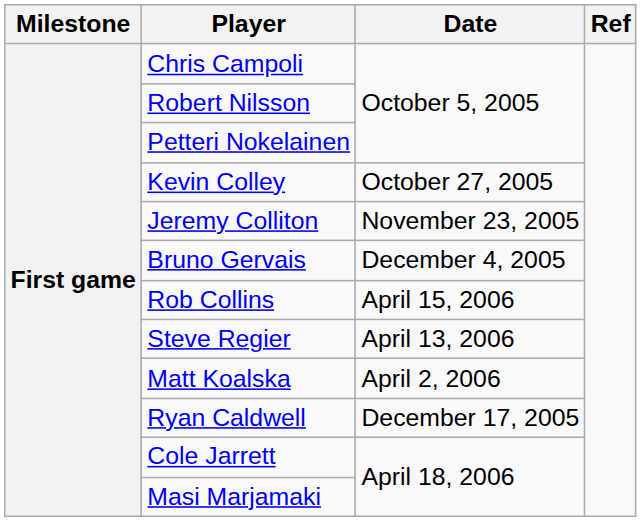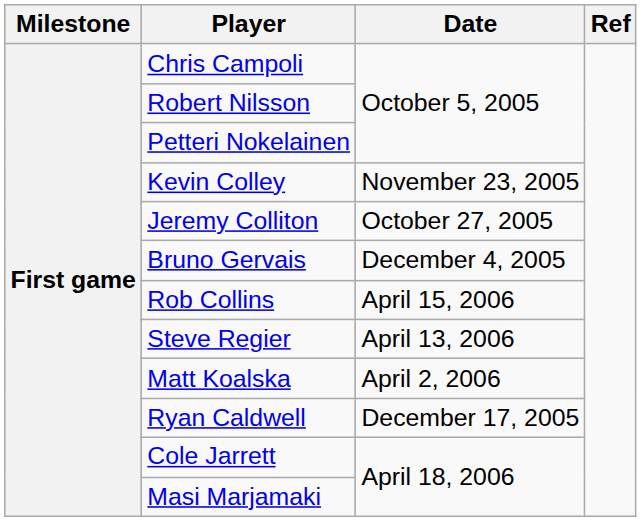(457, 181) October 27, 2005 -> (470, 181) November 23, 2005
(470, 220) November 23, 2005 -> (457, 220) October 27, 2005
